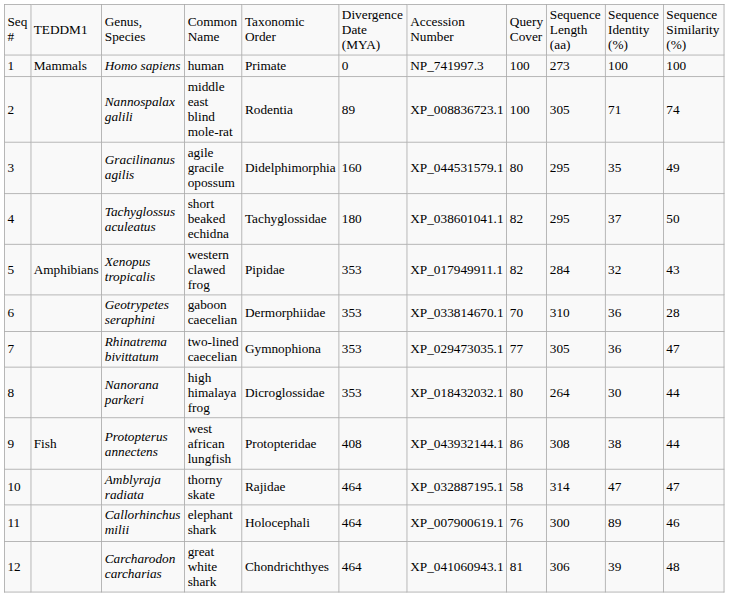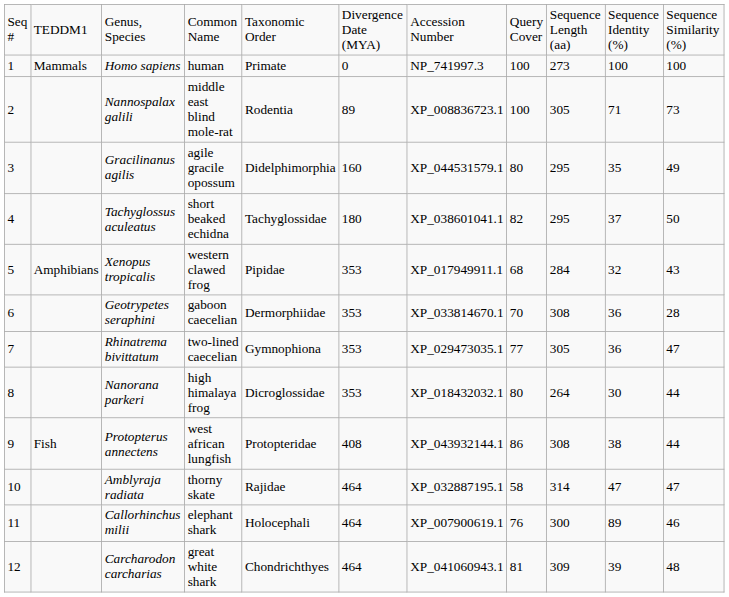(673, 109) 74 -> (673, 109) 73
(516, 269) 82 -> (516, 269) 68
(560, 313) 310 -> (560, 313) 308
(560, 566) 306 -> (560, 566) 309
